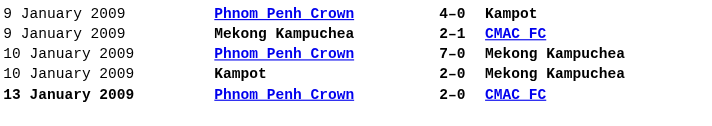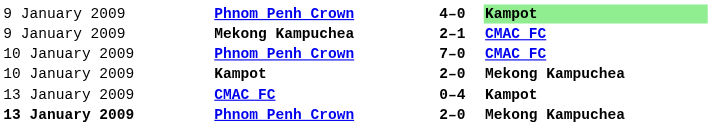(511, 14) no background -> (511, 14) lightgreen background
(555, 54) Mekong Kampuchea -> (516, 54) CMAC FC
+ row: (245, 95)
(516, 95) CMAC FC -> (555, 115) Mekong Kampuchea
